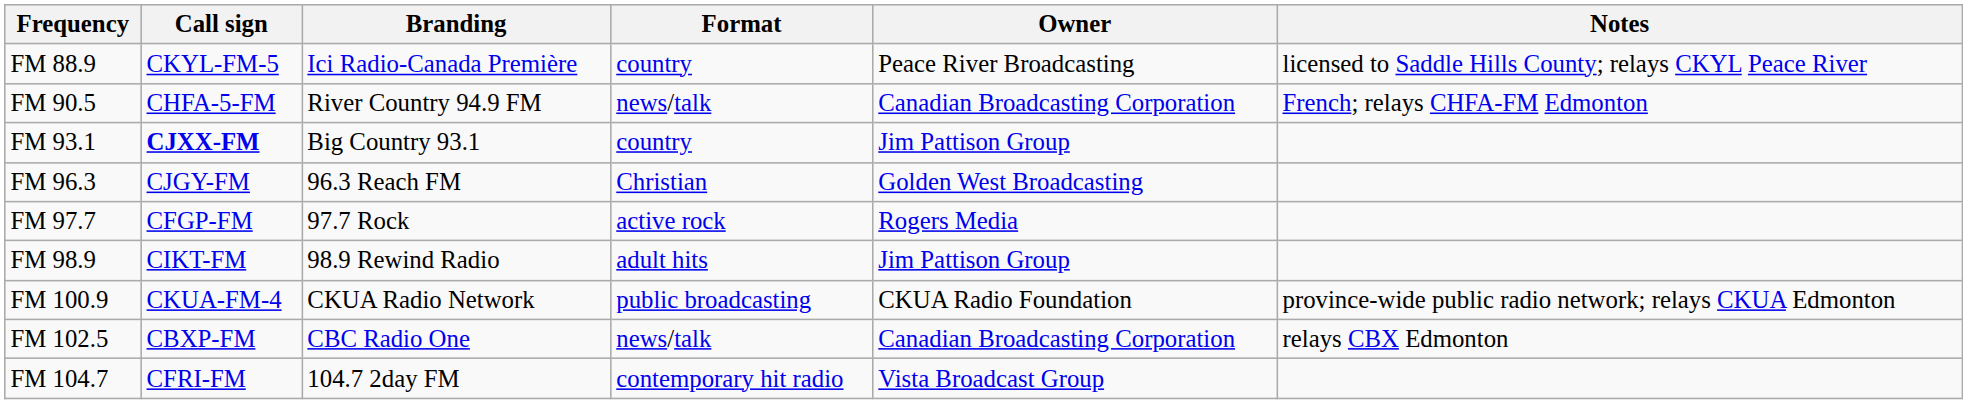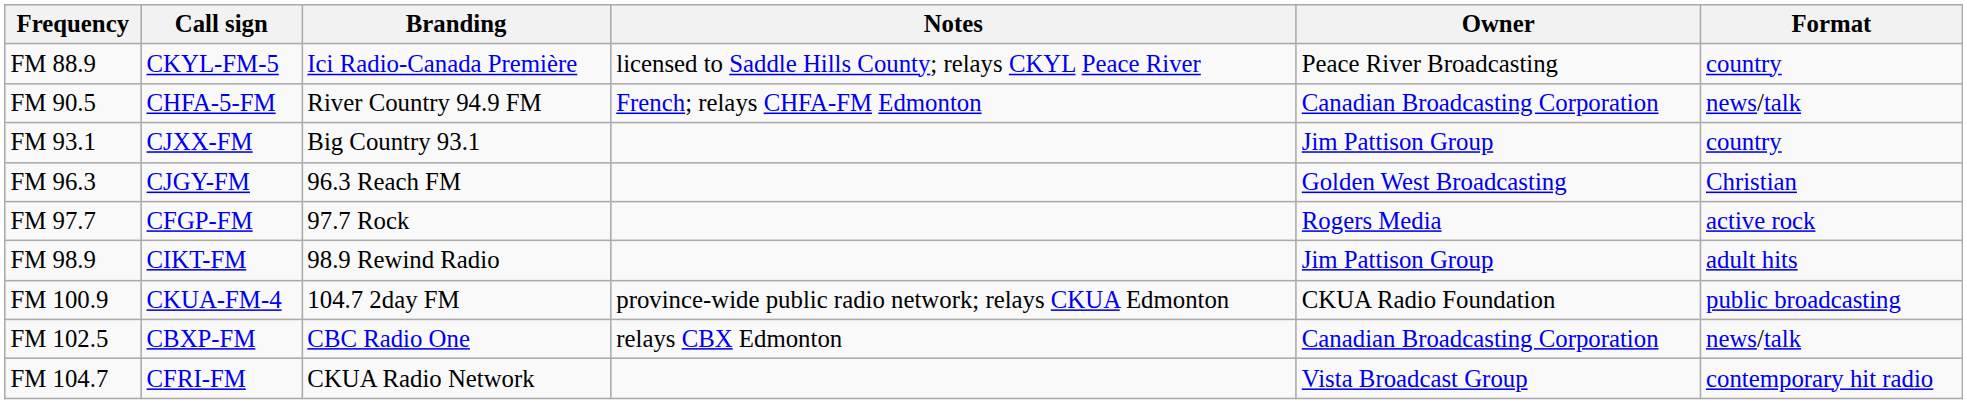columns swapped: (742, 24) <-> (1620, 24)
(203, 142) bold -> (200, 142) normal
(421, 299) CKUA Radio Network -> (383, 299) 104.7 2day FM
(383, 378) 104.7 2day FM -> (421, 378) CKUA Radio Network
